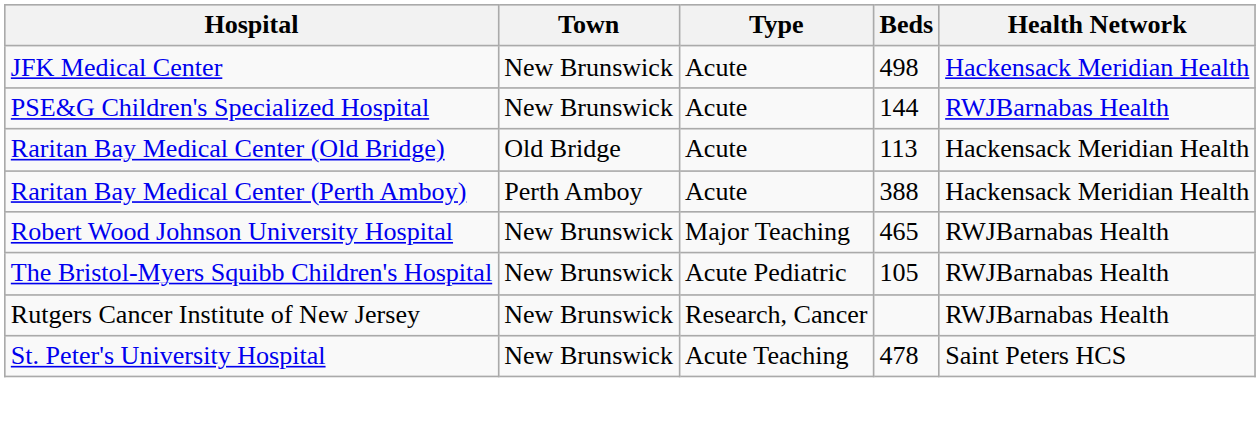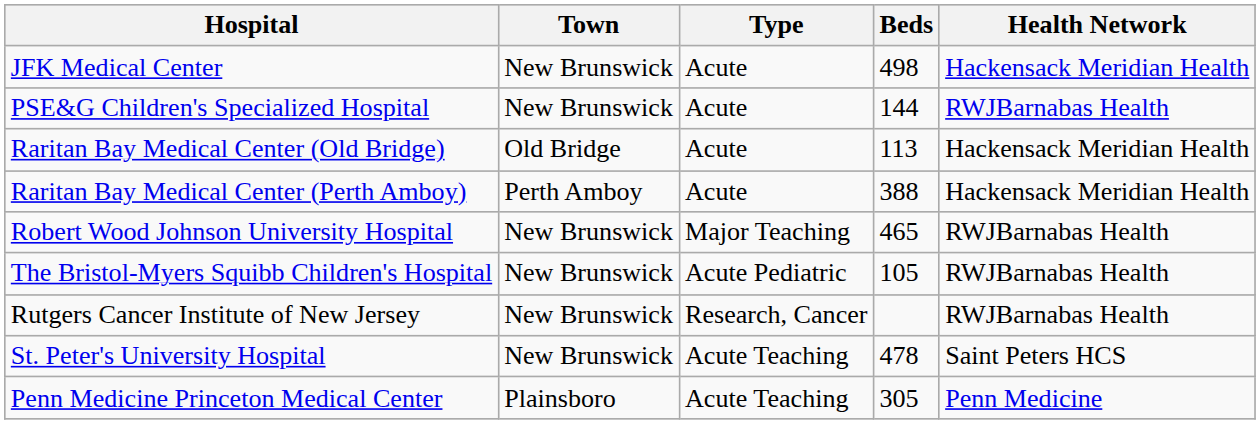+ row: (227, 397)
